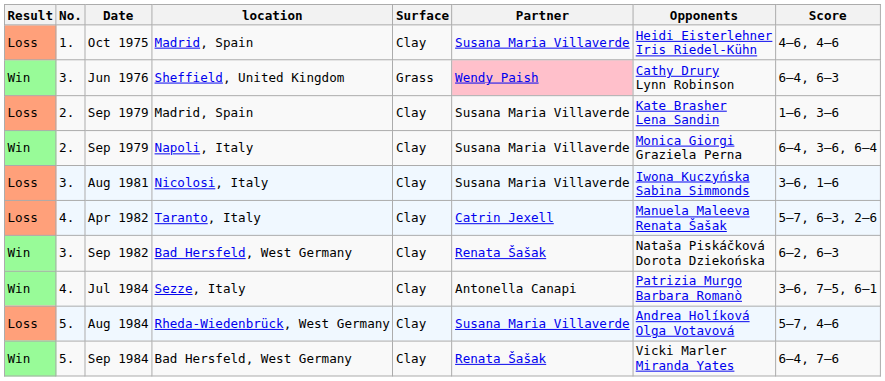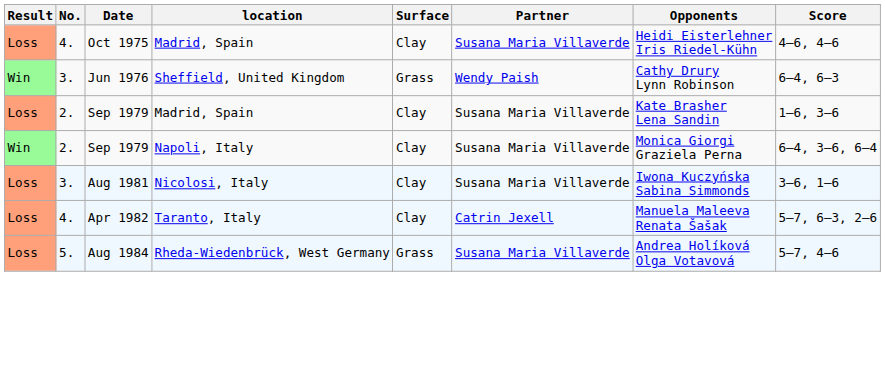(67, 43) 1. -> (67, 43) 4.
(497, 78) pink background -> (497, 78) no background
- row: (118, 253)
- row: (118, 288)
(411, 323) Clay -> (415, 253) Grass
- row: (118, 359)
